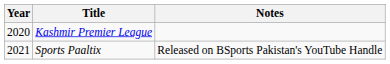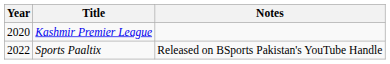(19, 50) 2021 -> (19, 50) 2022
